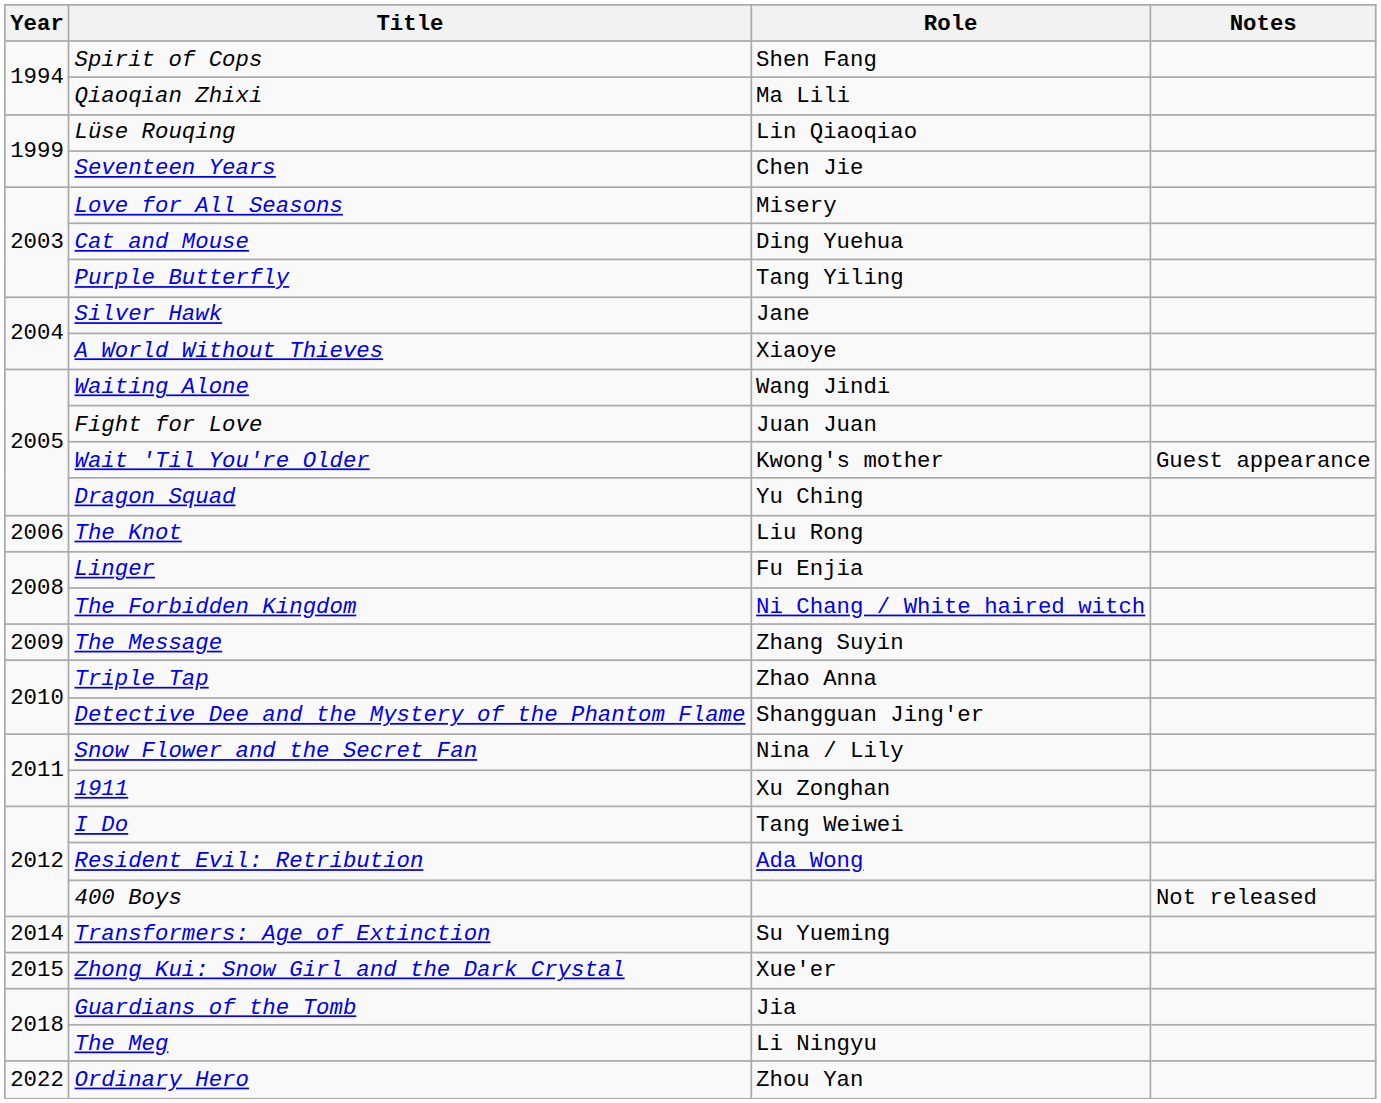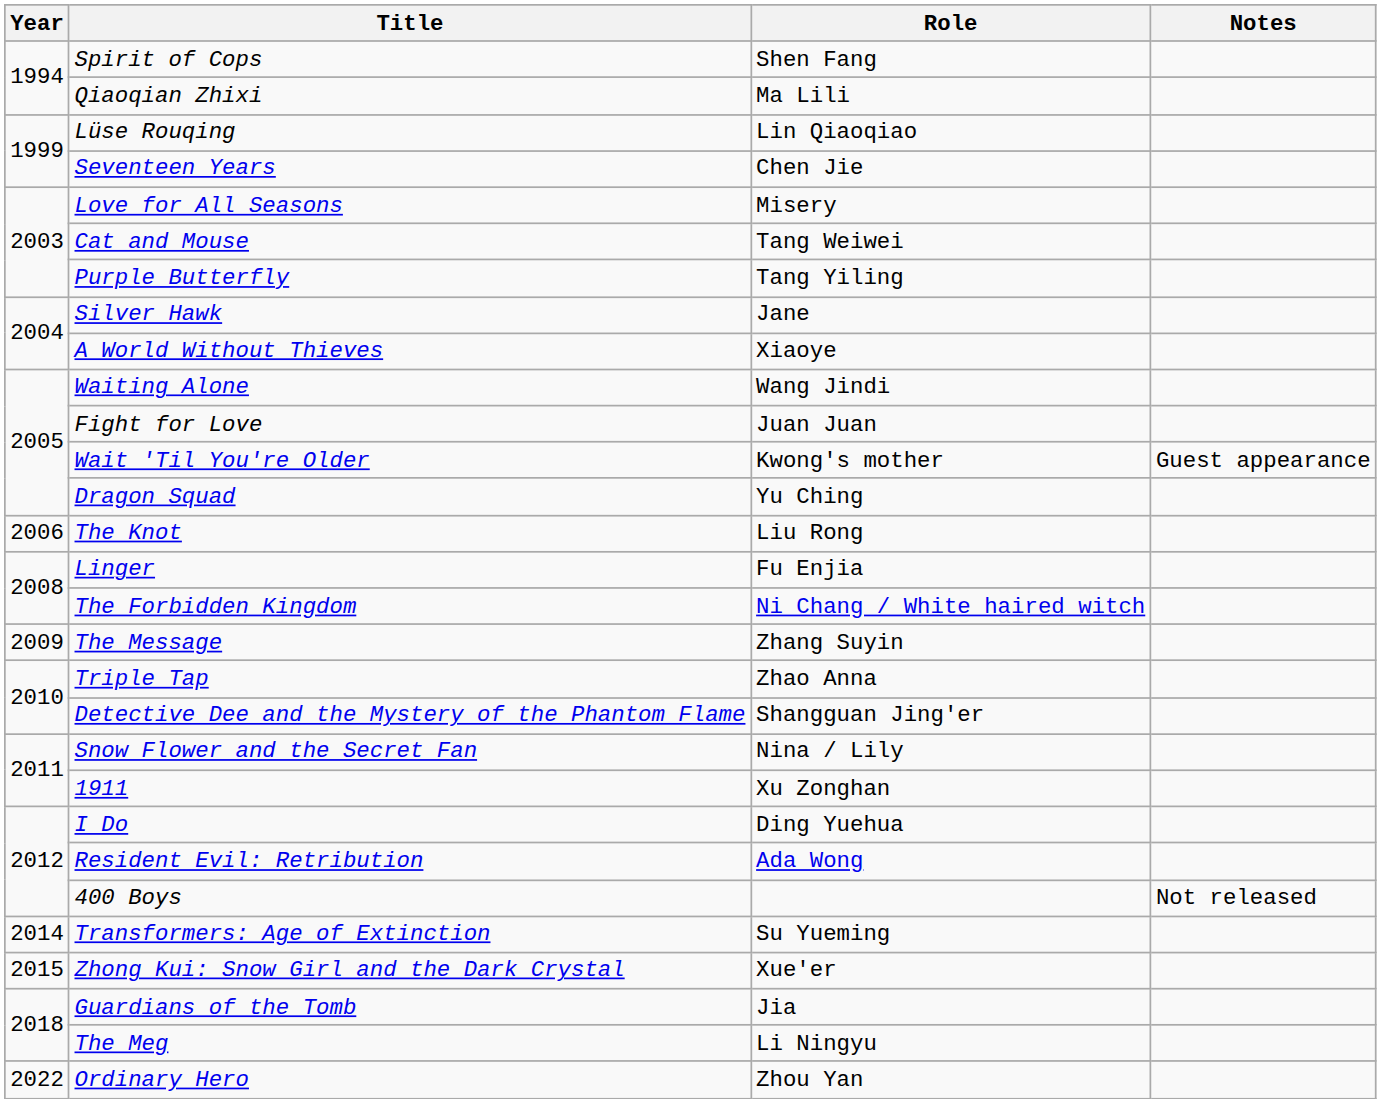(830, 242) Ding Yuehua -> (830, 242) Tang Weiwei
(830, 825) Tang Weiwei -> (830, 825) Ding Yuehua
